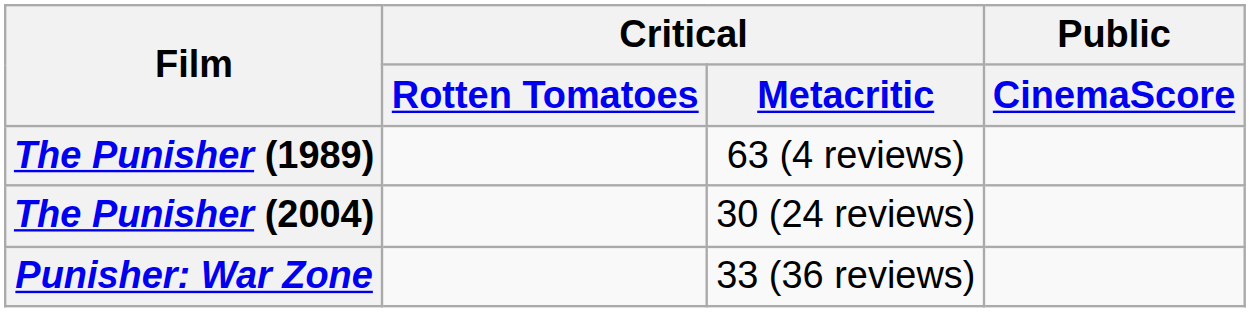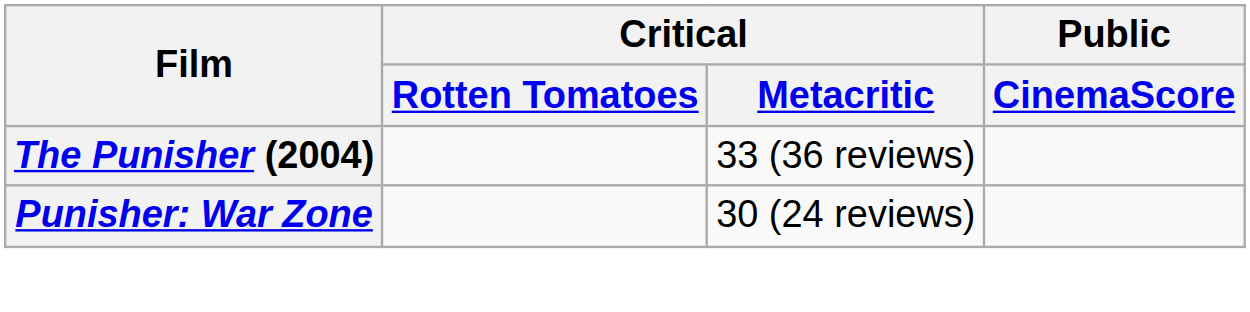- row: (194, 154)
(846, 214) 30 (24 reviews) -> (846, 154) 33 (36 reviews)
(846, 275) 33 (36 reviews) -> (846, 214) 30 (24 reviews)
